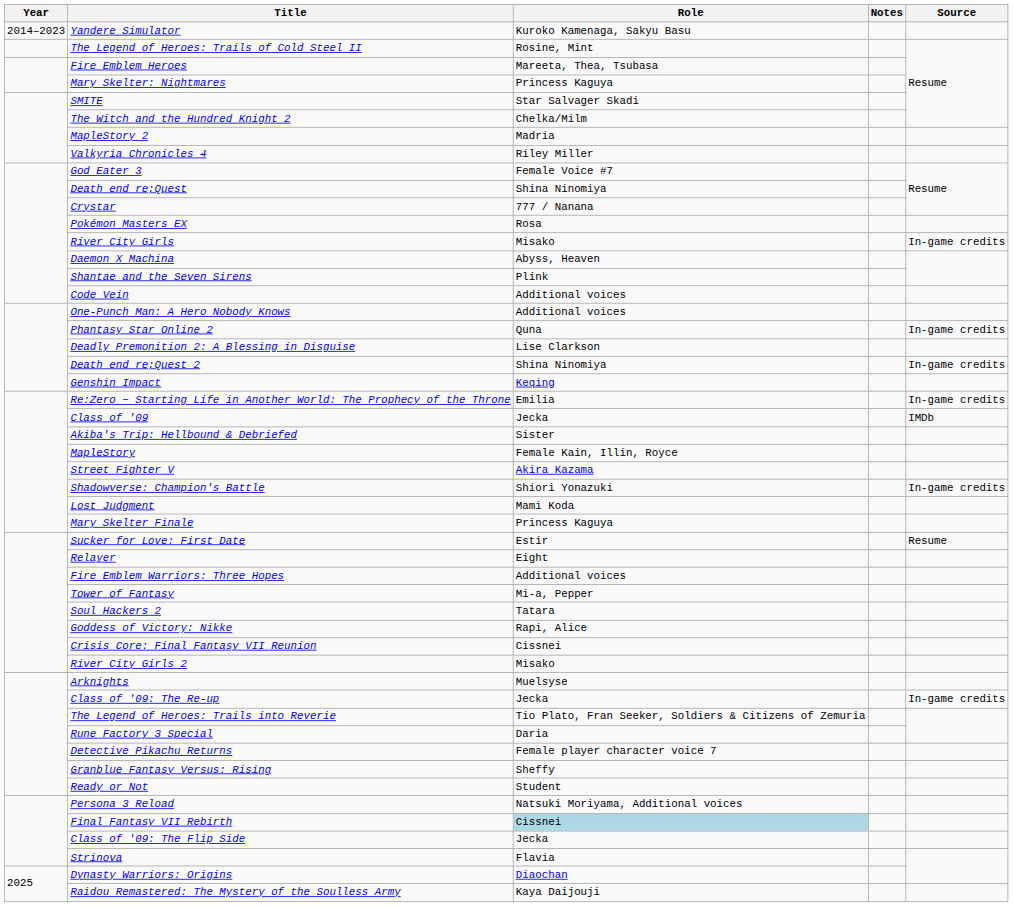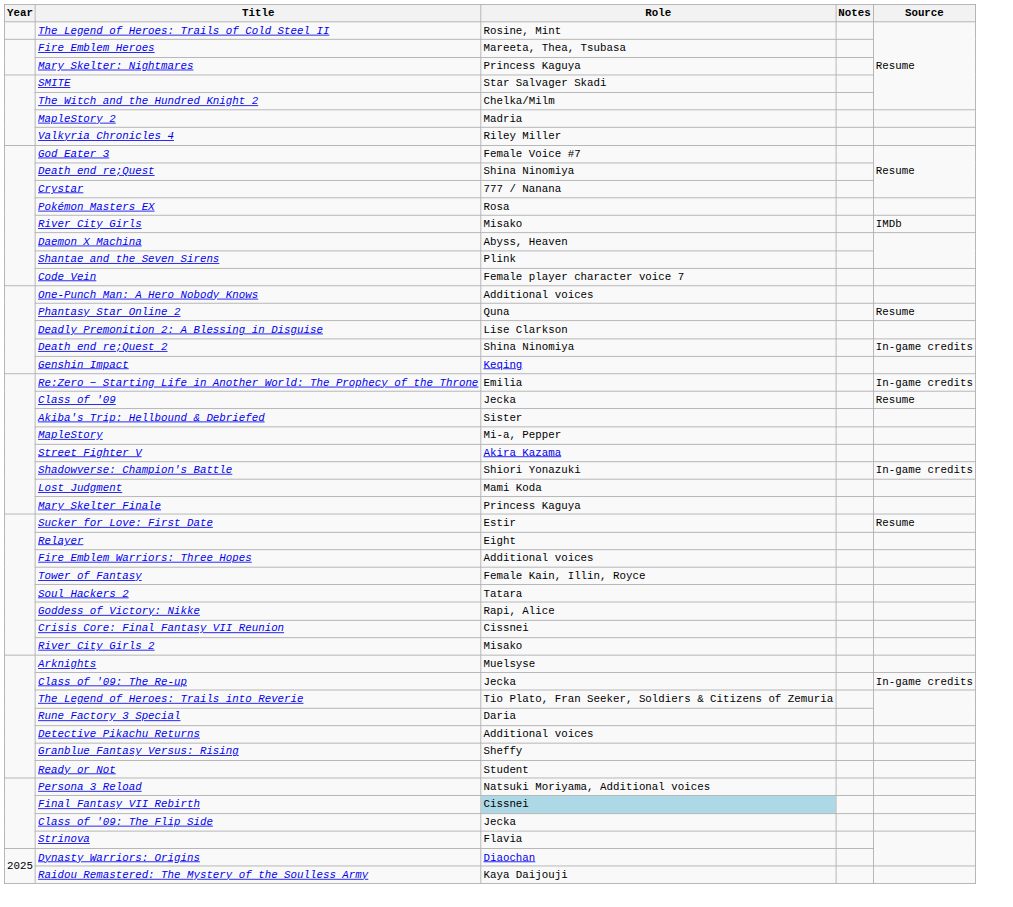- row: (125, 31)
(957, 242) In-game credits -> (889, 224) IMDb
(571, 295) Additional voices -> (584, 277) Female player character voice 7
(957, 330) In-game credits -> (895, 312) Resume
(921, 418) IMDb -> (895, 400) Resume
(597, 453) Female Kain, Illin, Royce -> (522, 435) Mi-a, Pepper
(555, 594) Mi-a, Pepper -> (564, 576) Female Kain, Illin, Royce
(616, 752) Female player character voice 7 -> (539, 734) Additional voices
